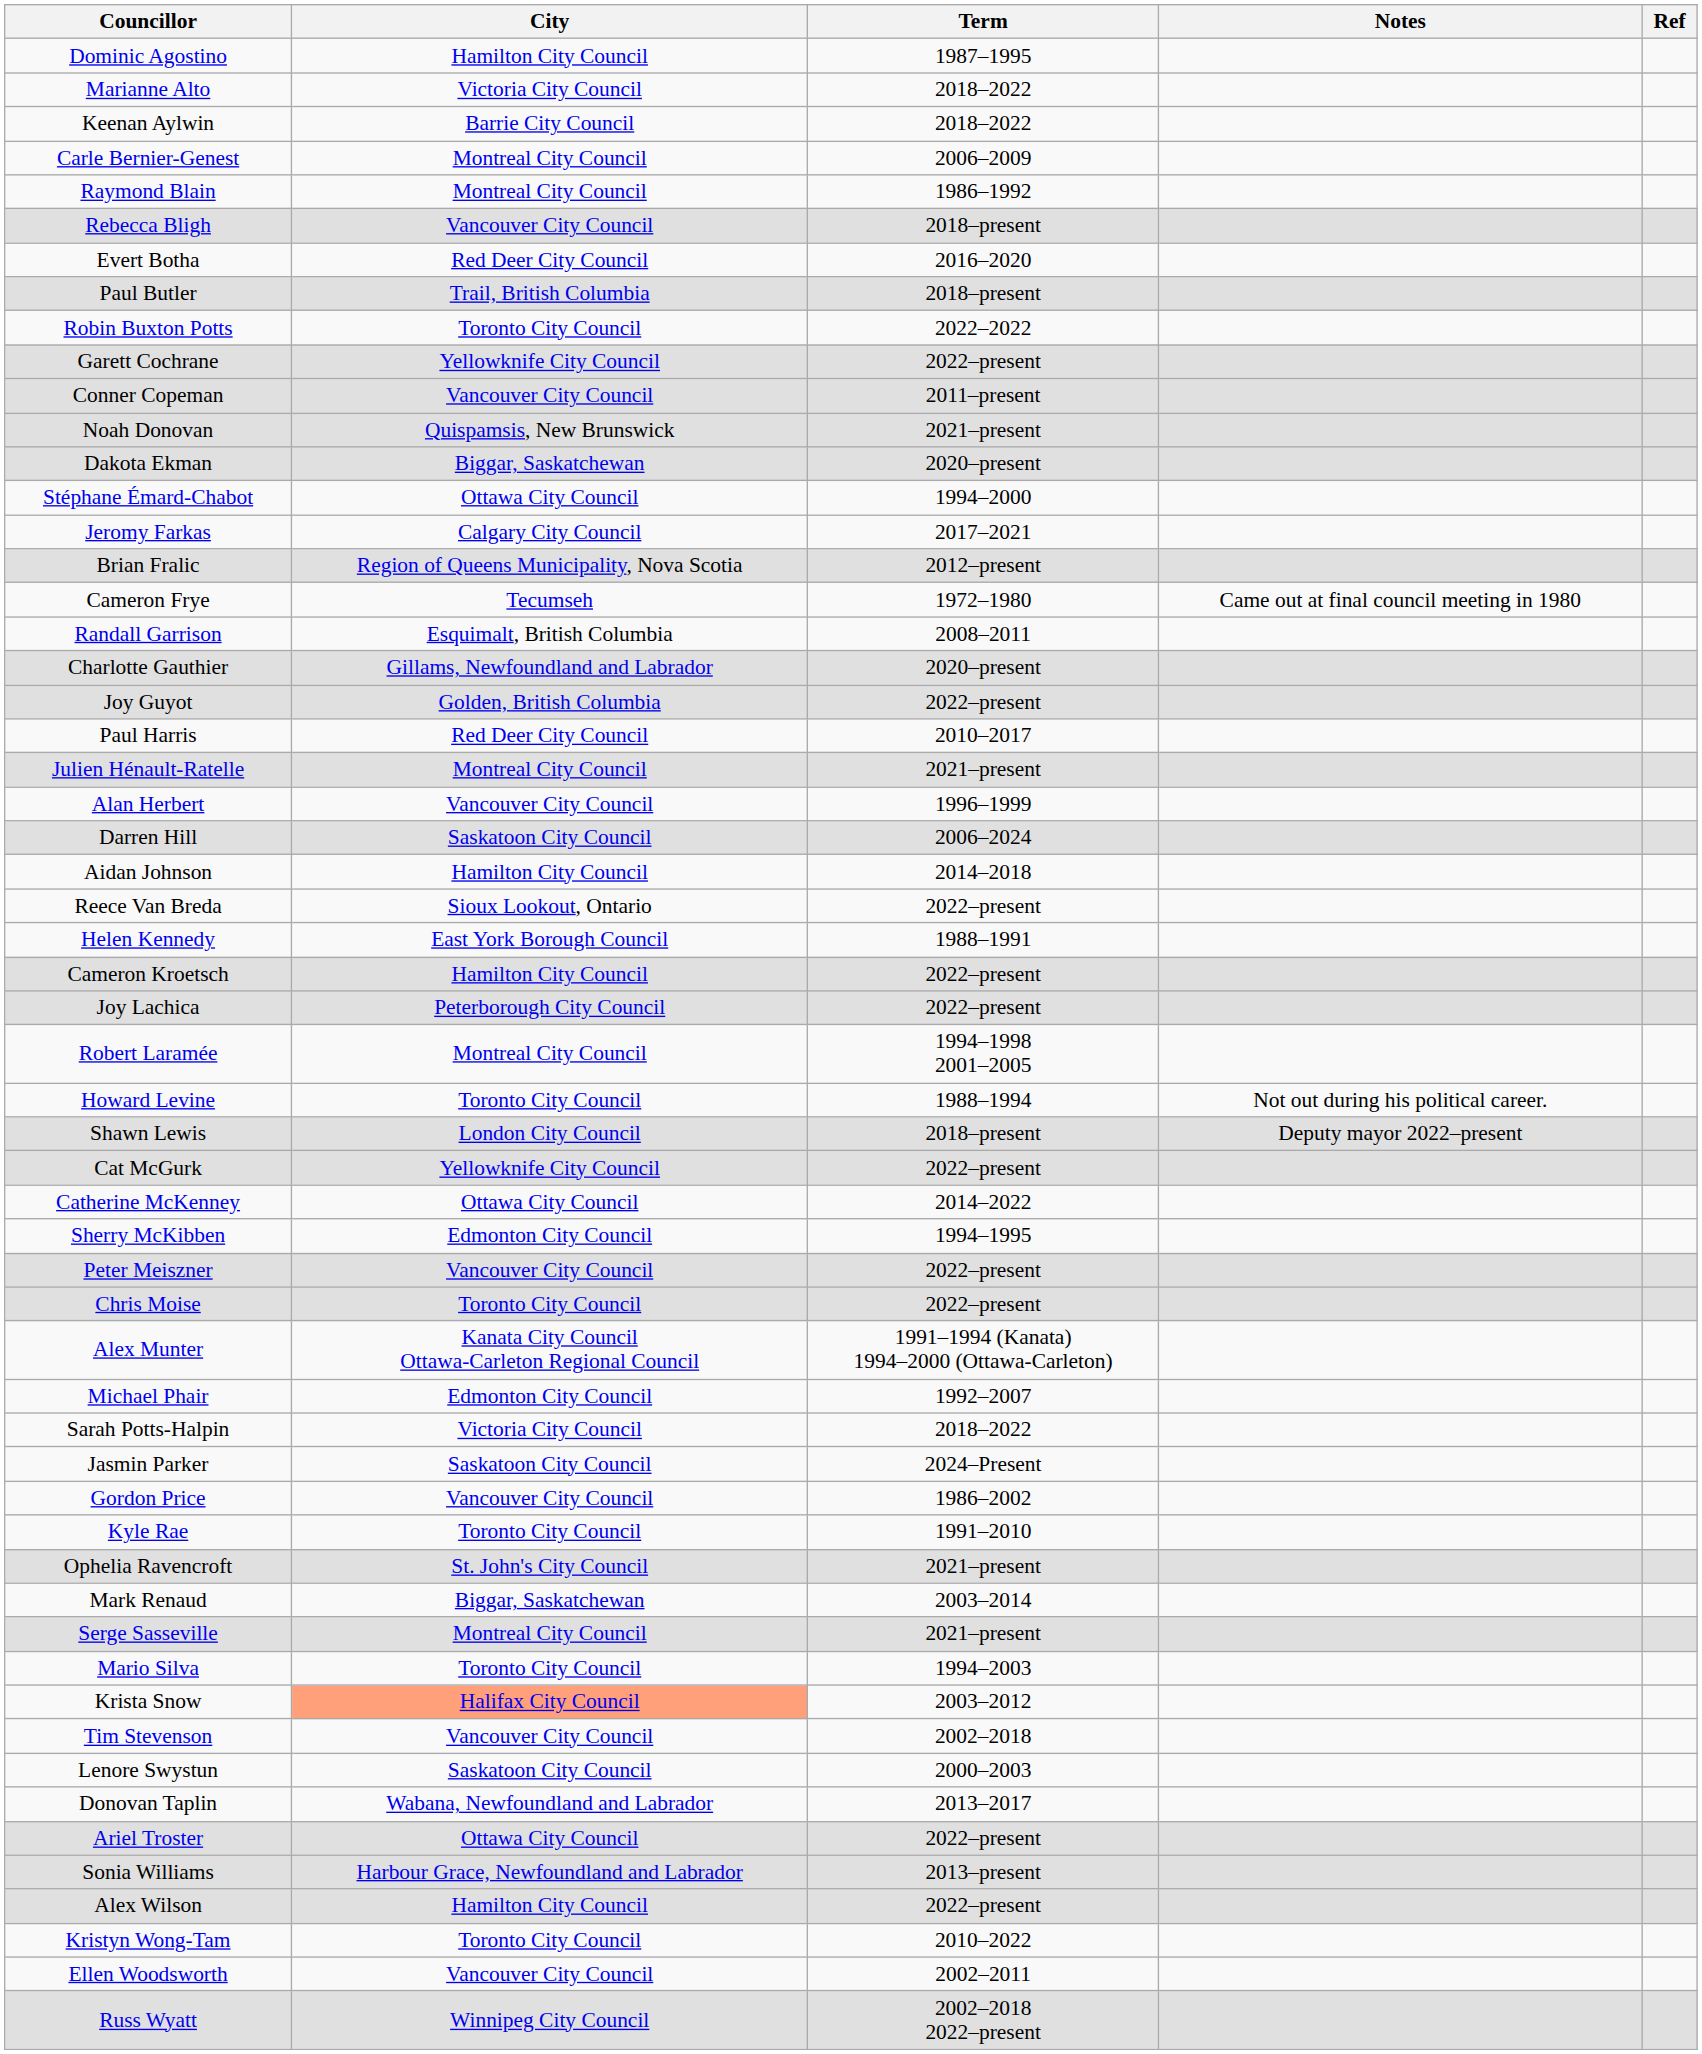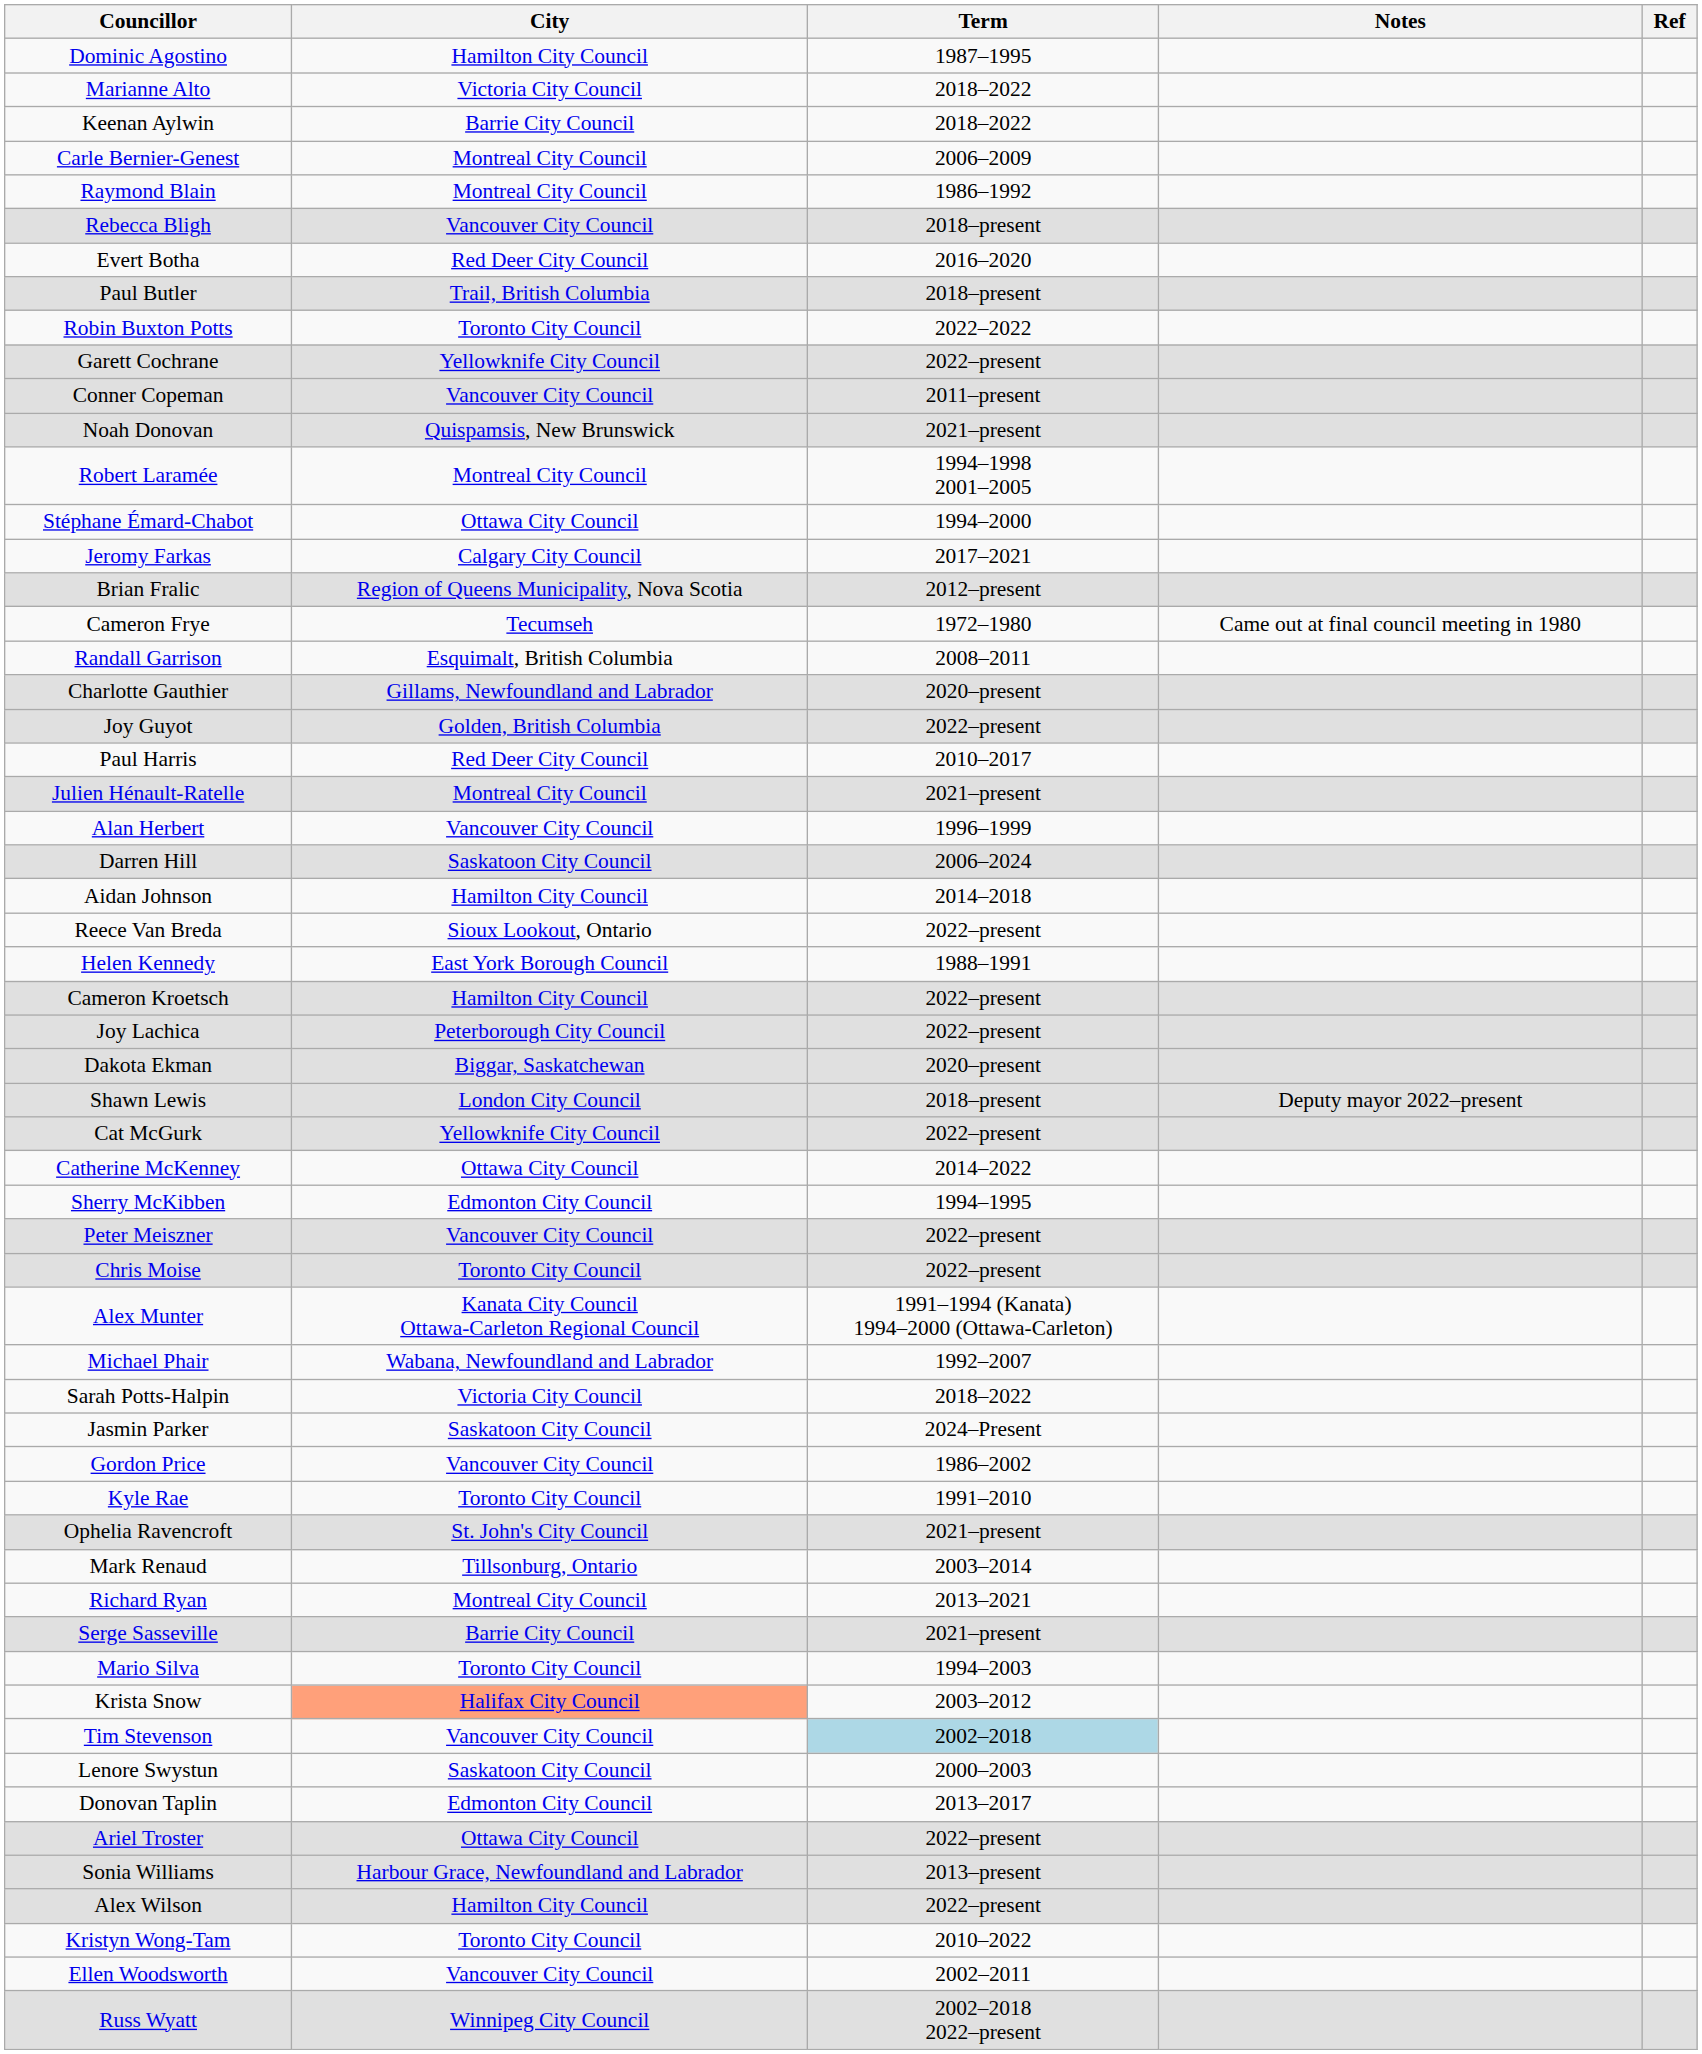rows swapped: (148, 463) <-> (148, 1053)
- row: (148, 1099)
(550, 1395) Edmonton City Council -> (550, 1361) Wabana, Newfoundland and Labrador
(550, 1599) Biggar, Saskatchewan -> (550, 1565) Tillsonburg, Ontario
+ row: (148, 1599)
(550, 1633) Montreal City Council -> (550, 1633) Barrie City Council
(983, 1735) no background -> (983, 1735) lightblue background
(550, 1803) Wabana, Newfoundland and Labrador -> (550, 1803) Edmonton City Council
